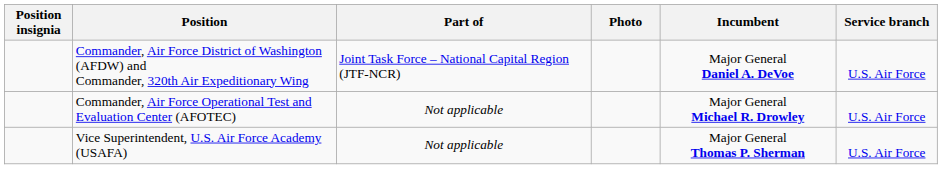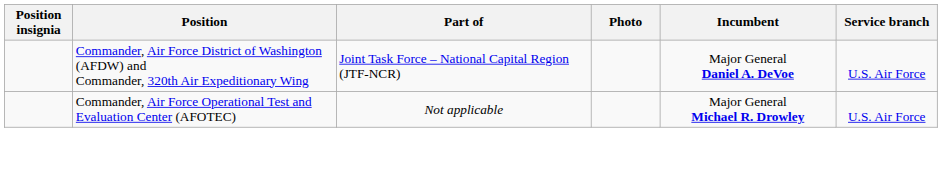- row: (199, 145)
